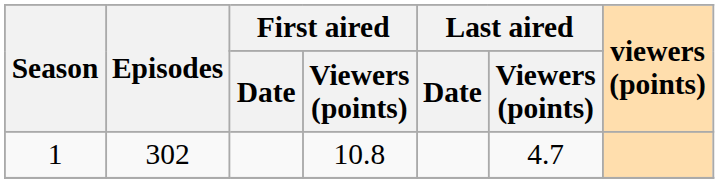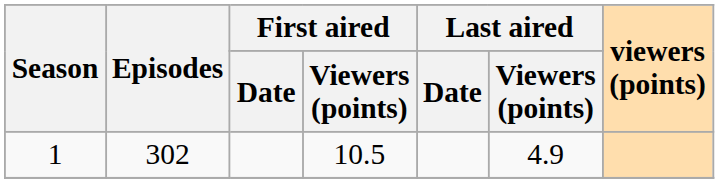(359, 154) 10.8 -> (359, 154) 10.5
(546, 154) 4.7 -> (546, 154) 4.9
